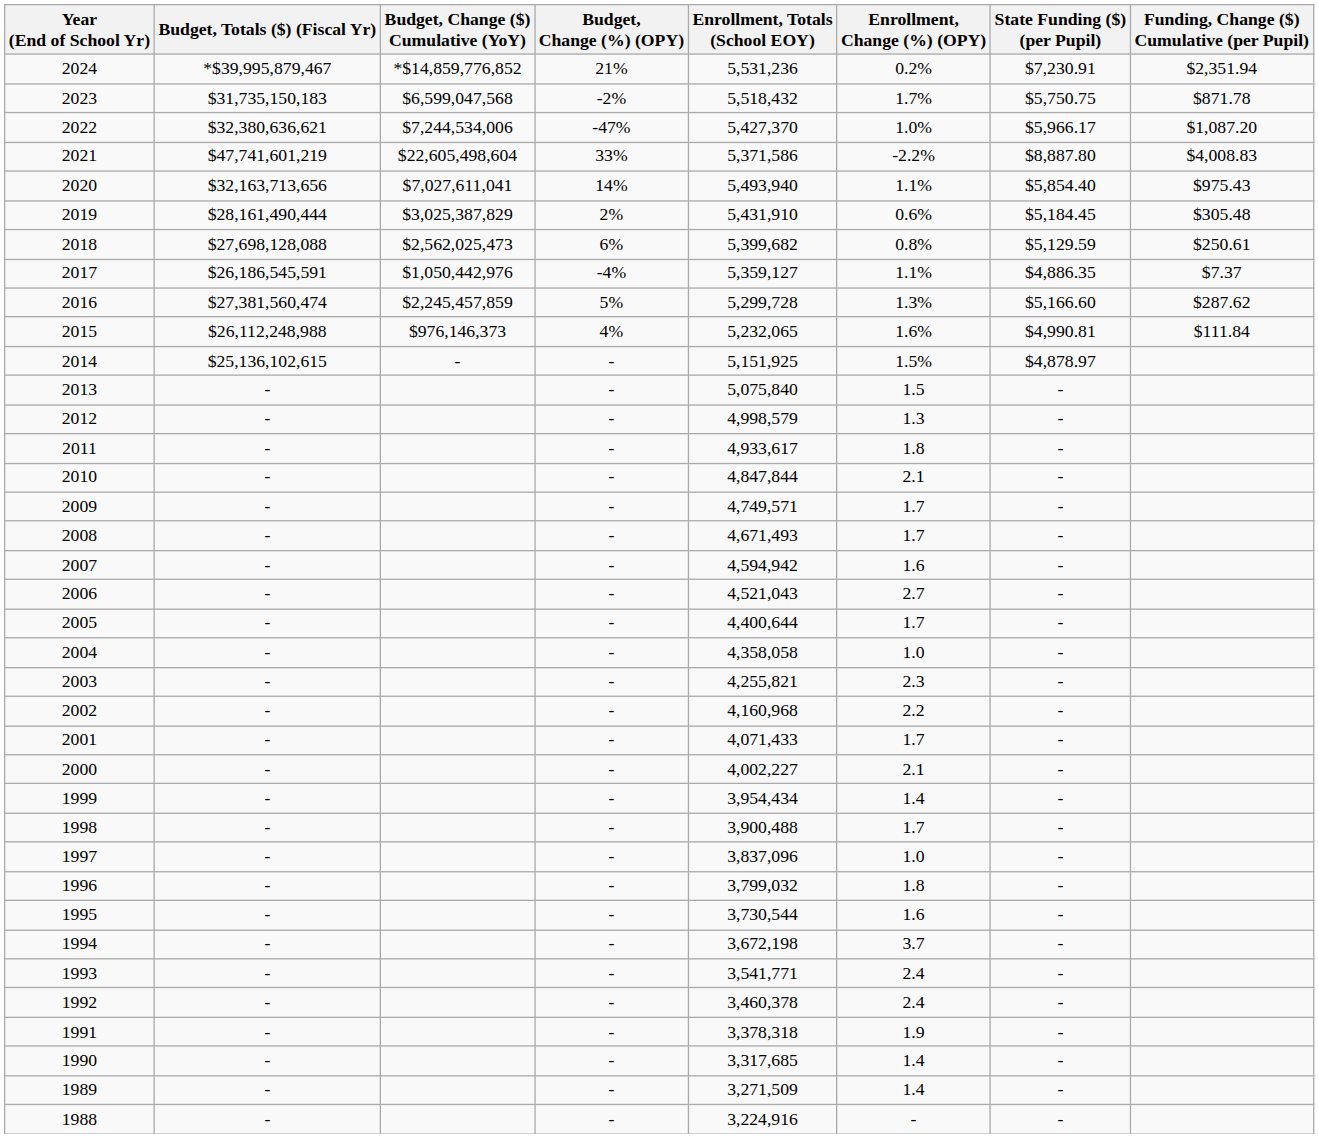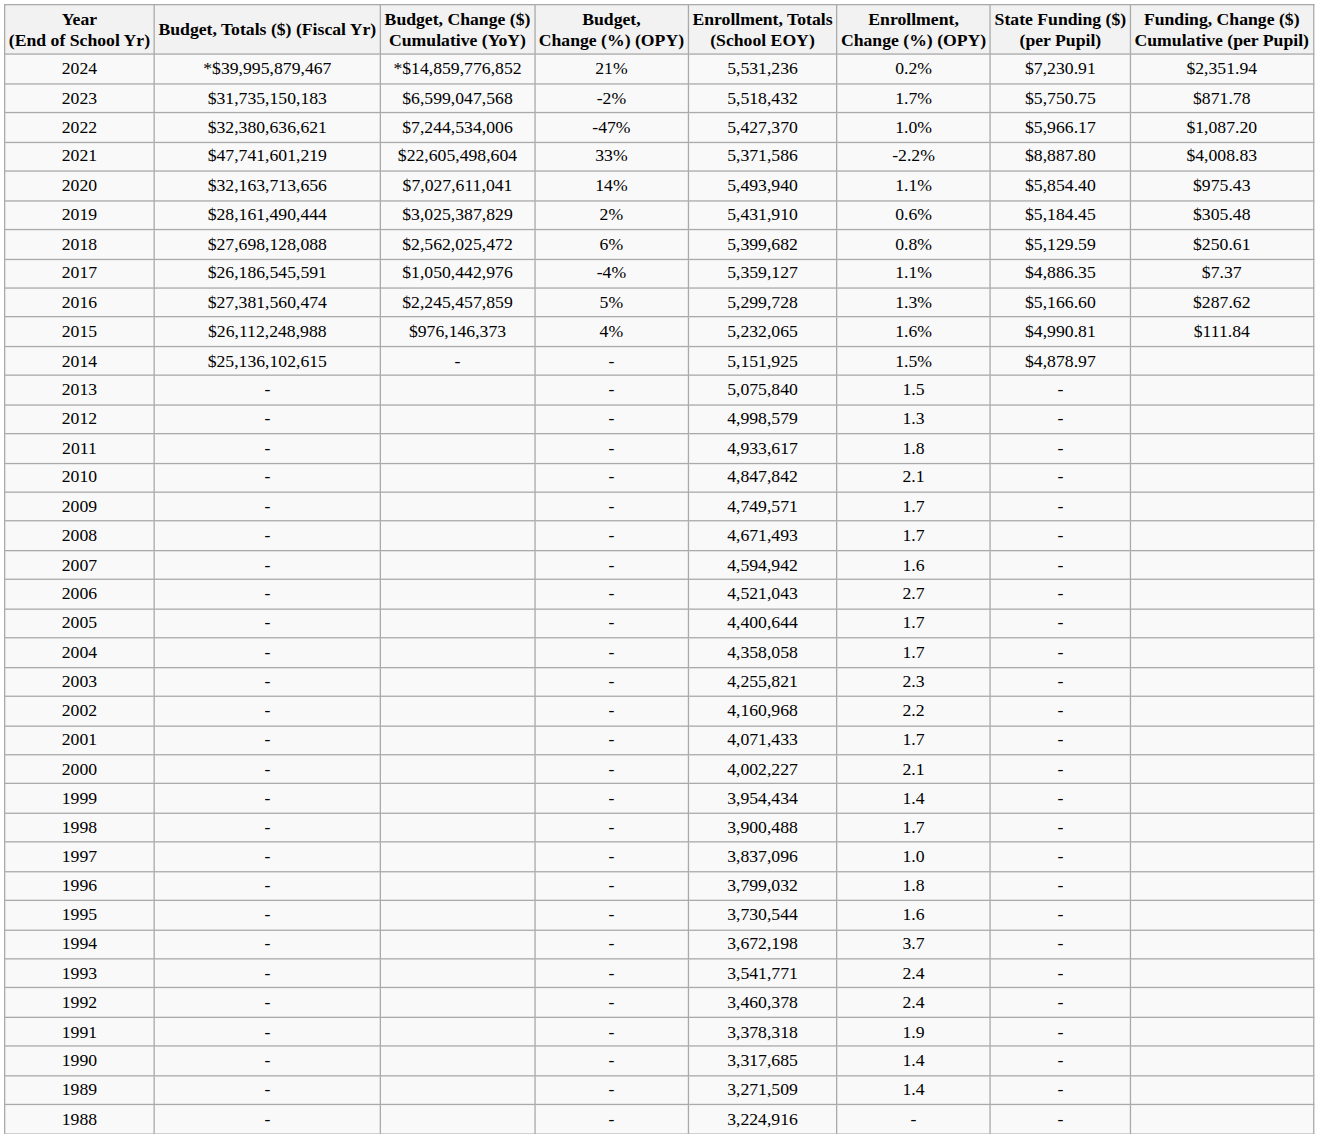(457, 243) $2,562,025,473 -> (457, 243) $2,562,025,472
(762, 477) 4,847,844 -> (762, 477) 4,847,842
(914, 652) 1.0 -> (914, 652) 1.7
